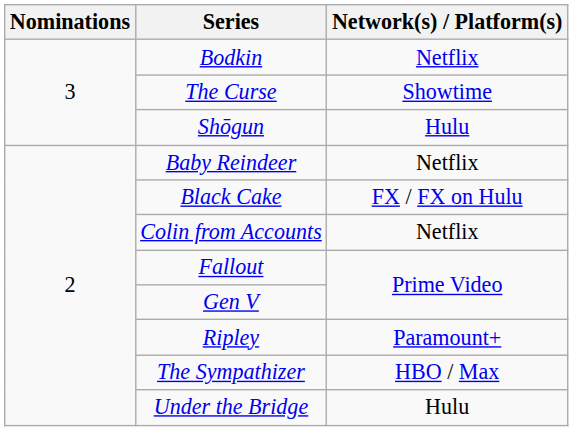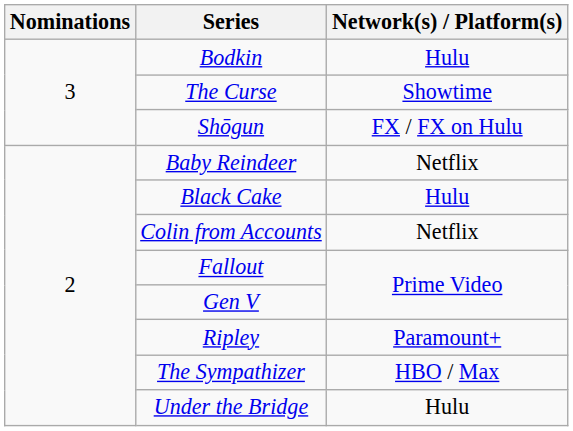(447, 57) Netflix -> (447, 57) Hulu
(447, 127) Hulu -> (447, 127) FX / FX on Hulu
(447, 197) FX / FX on Hulu -> (447, 197) Hulu
